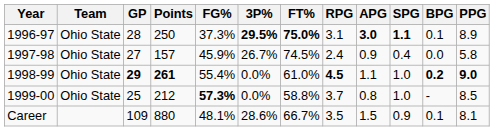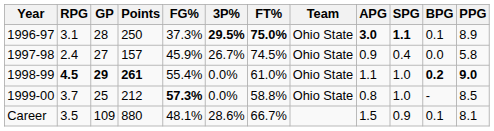columns swapped: (90, 14) <-> (339, 14)
